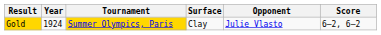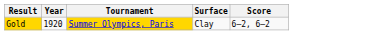- column: (272, 11)
(53, 24) 1924 -> (53, 24) 1920
